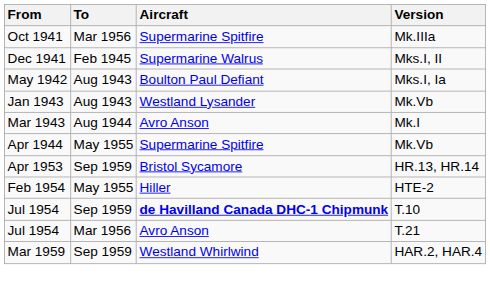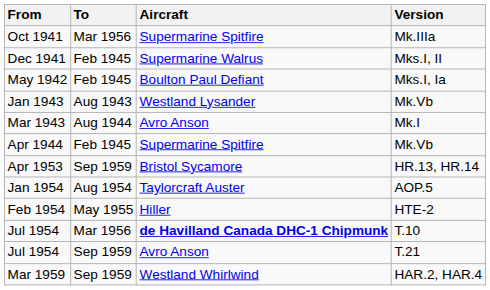(103, 79) Aug 1943 -> (102, 79) Feb 1945
(103, 144) May 1955 -> (102, 144) Feb 1945
+ row: (36, 187)
(103, 209) Sep 1959 -> (102, 230) Mar 1956
(102, 230) Mar 1956 -> (103, 252) Sep 1959
